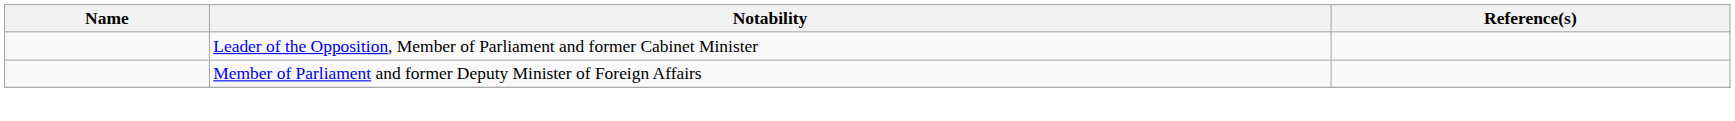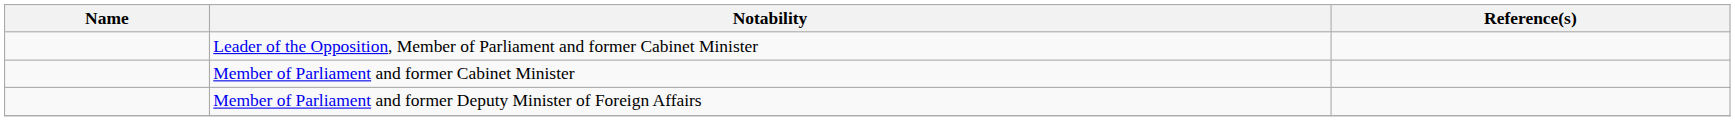+ row: (394, 73)
